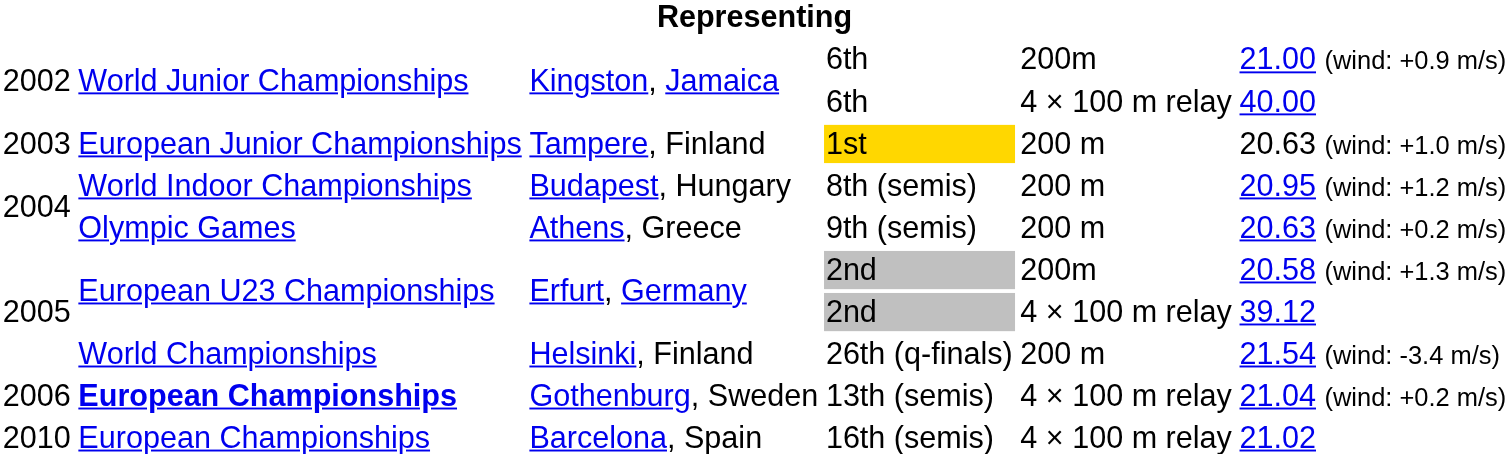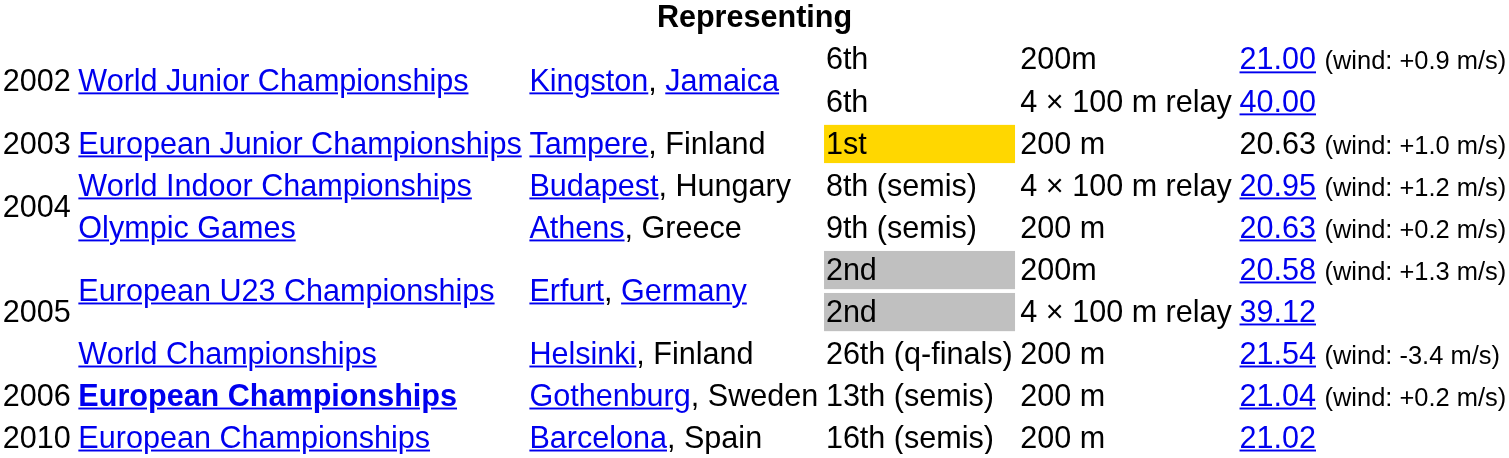(1063, 185) 200 m -> (1126, 185) 4 × 100 m relay
(1126, 395) 4 × 100 m relay -> (1063, 395) 200 m
(1126, 437) 4 × 100 m relay -> (1063, 437) 200 m
